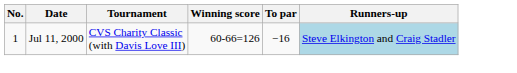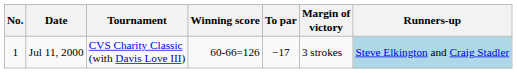+ column: (326, 20)
(281, 39) −16 -> (281, 52) −17
